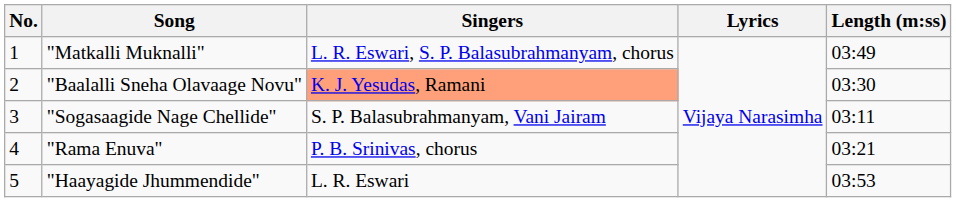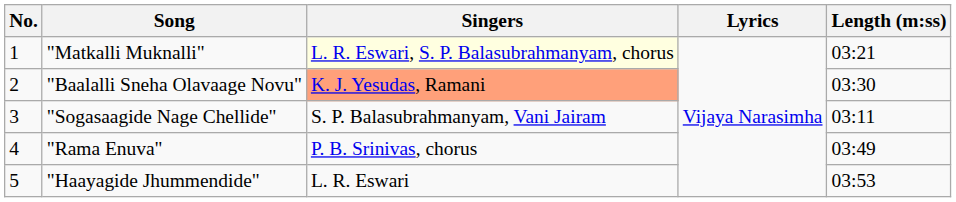(492, 52) no background -> (492, 52) lightyellow background
(854, 52) 03:49 -> (854, 52) 03:21
(854, 149) 03:21 -> (854, 149) 03:49
